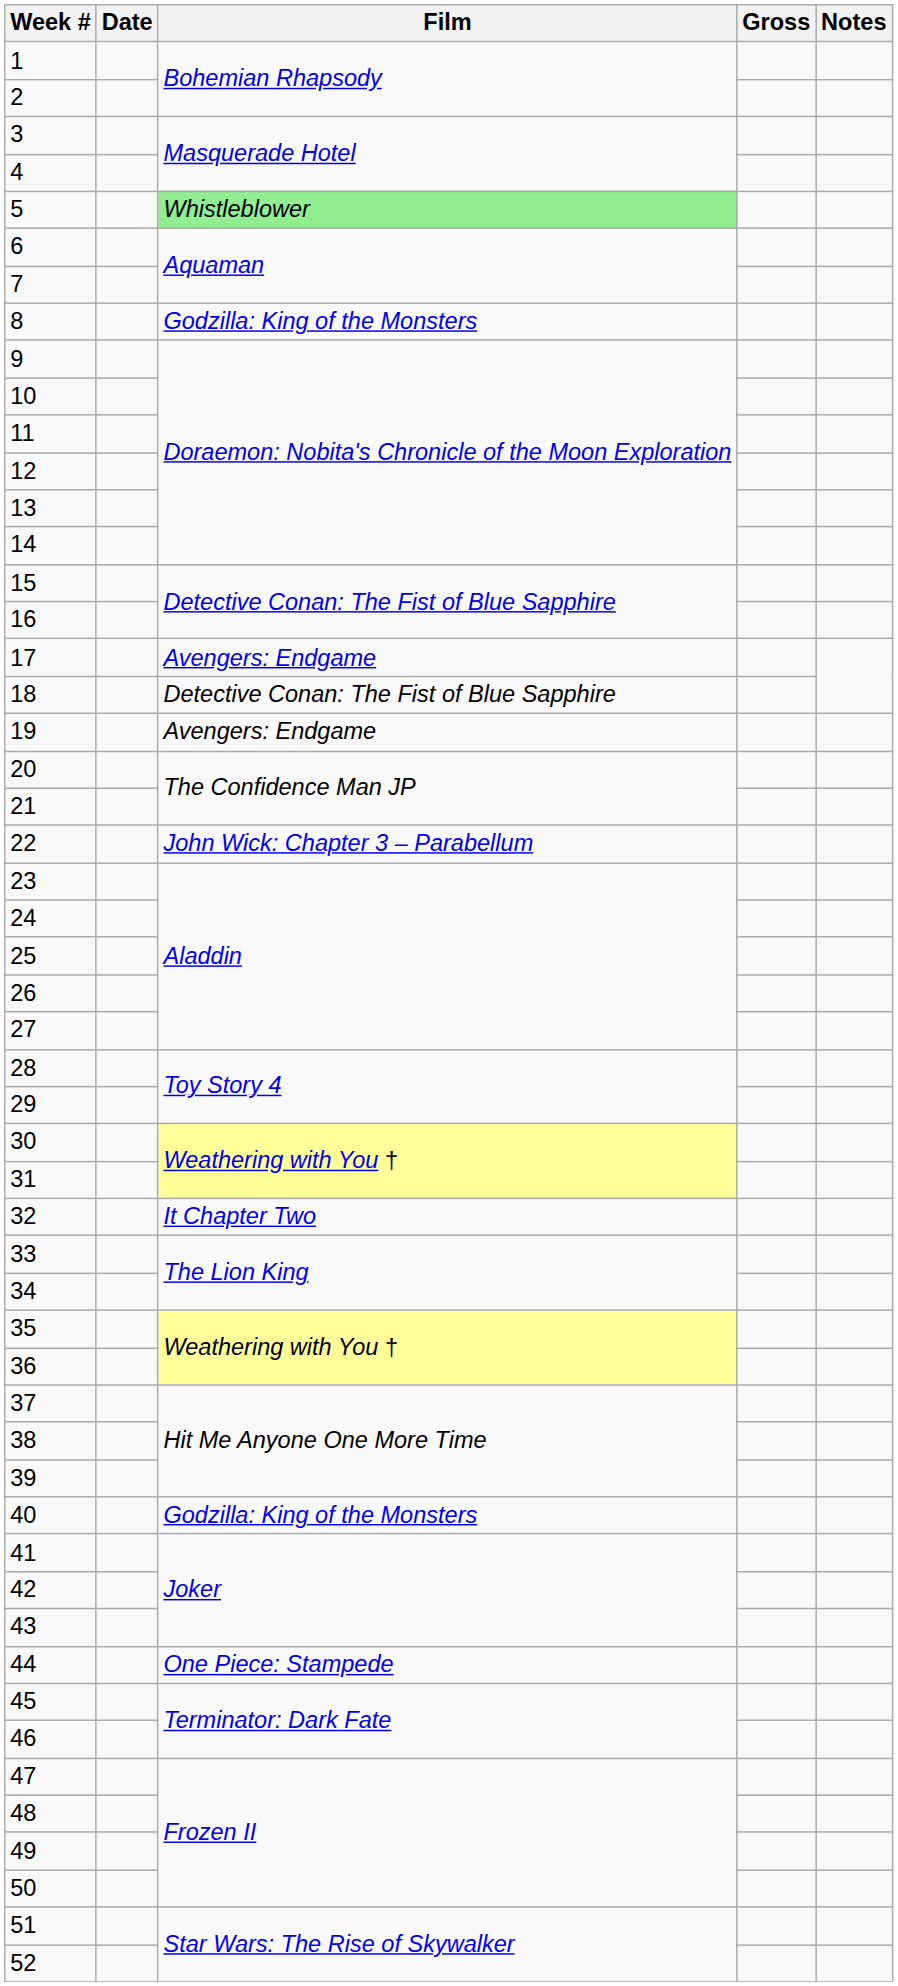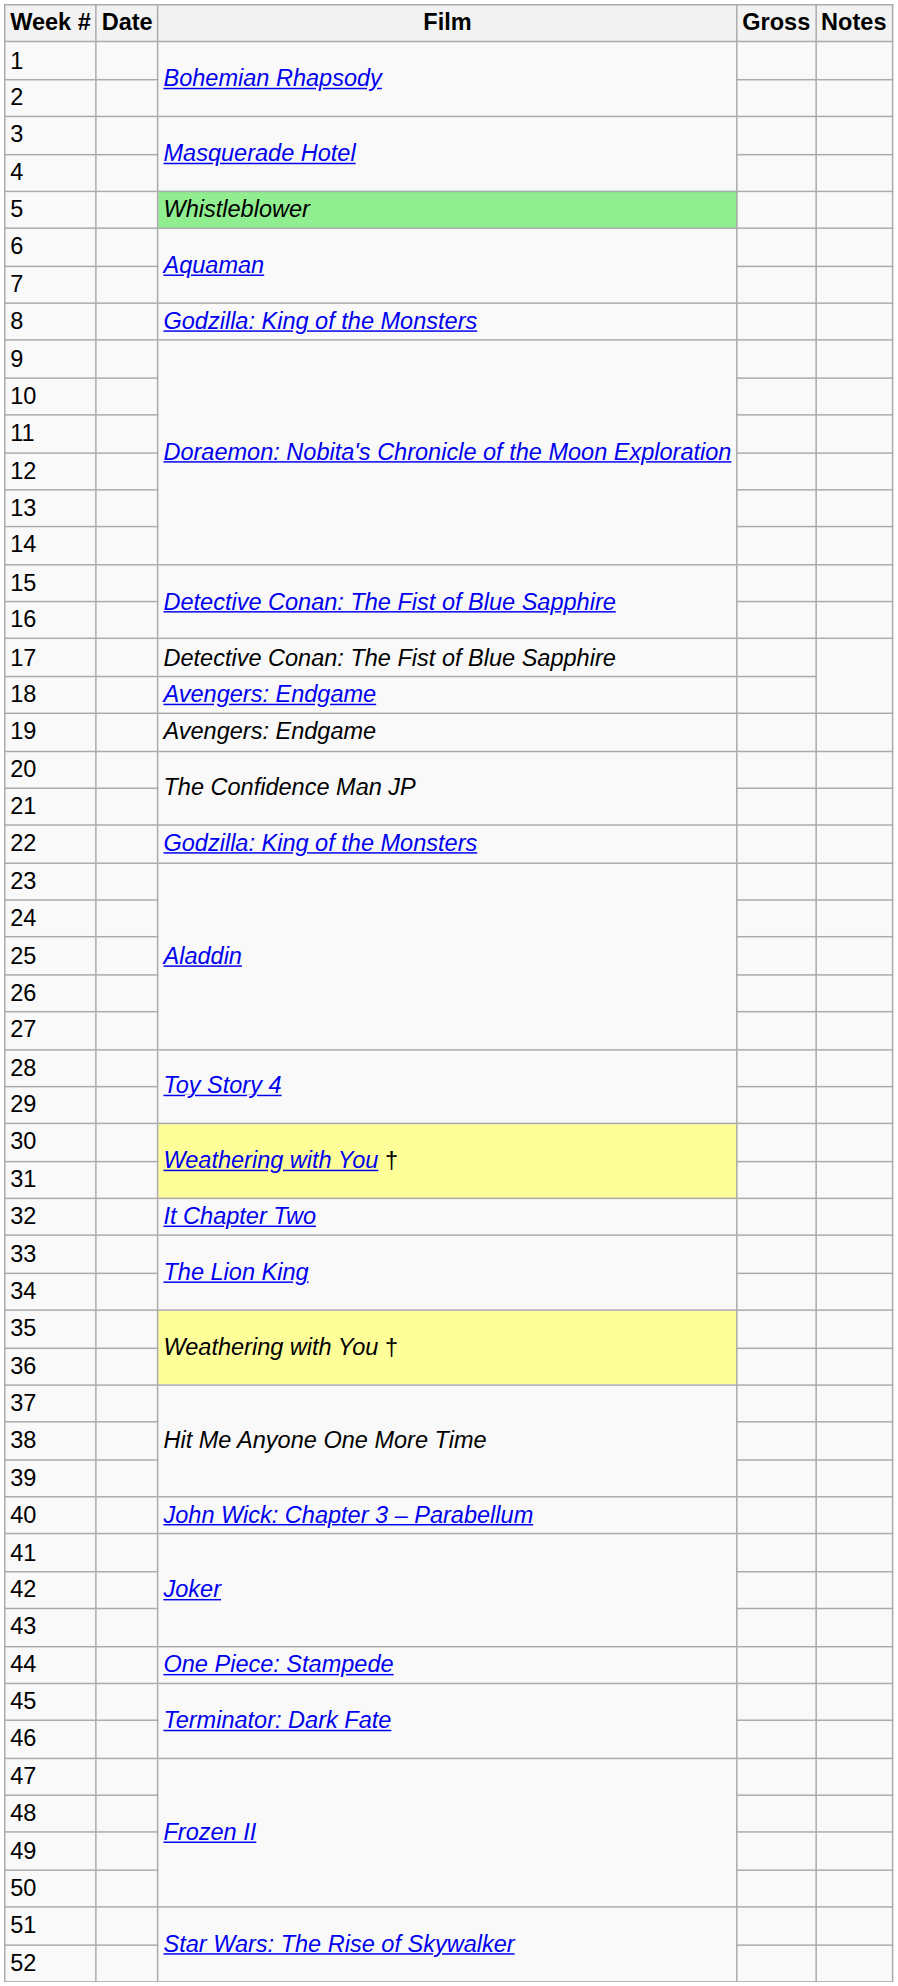(270, 657) Avengers: Endgame -> (390, 657) Detective Conan: The Fist of Blue Sapphire
(390, 694) Detective Conan: The Fist of Blue Sapphire -> (270, 694) Avengers: Endgame
(348, 843) John Wick: Chapter 3 – Parabellum -> (320, 843) Godzilla: King of the Monsters
(320, 1515) Godzilla: King of the Monsters -> (348, 1515) John Wick: Chapter 3 – Parabellum
